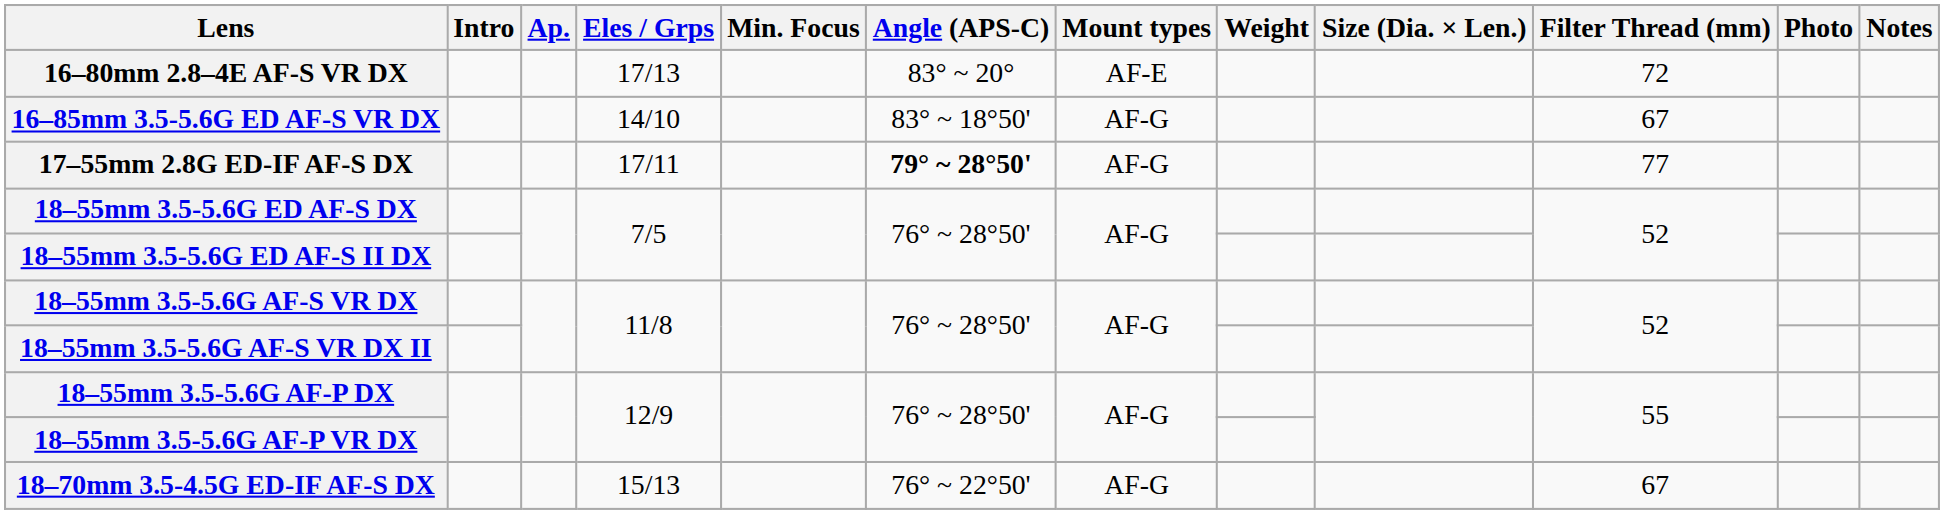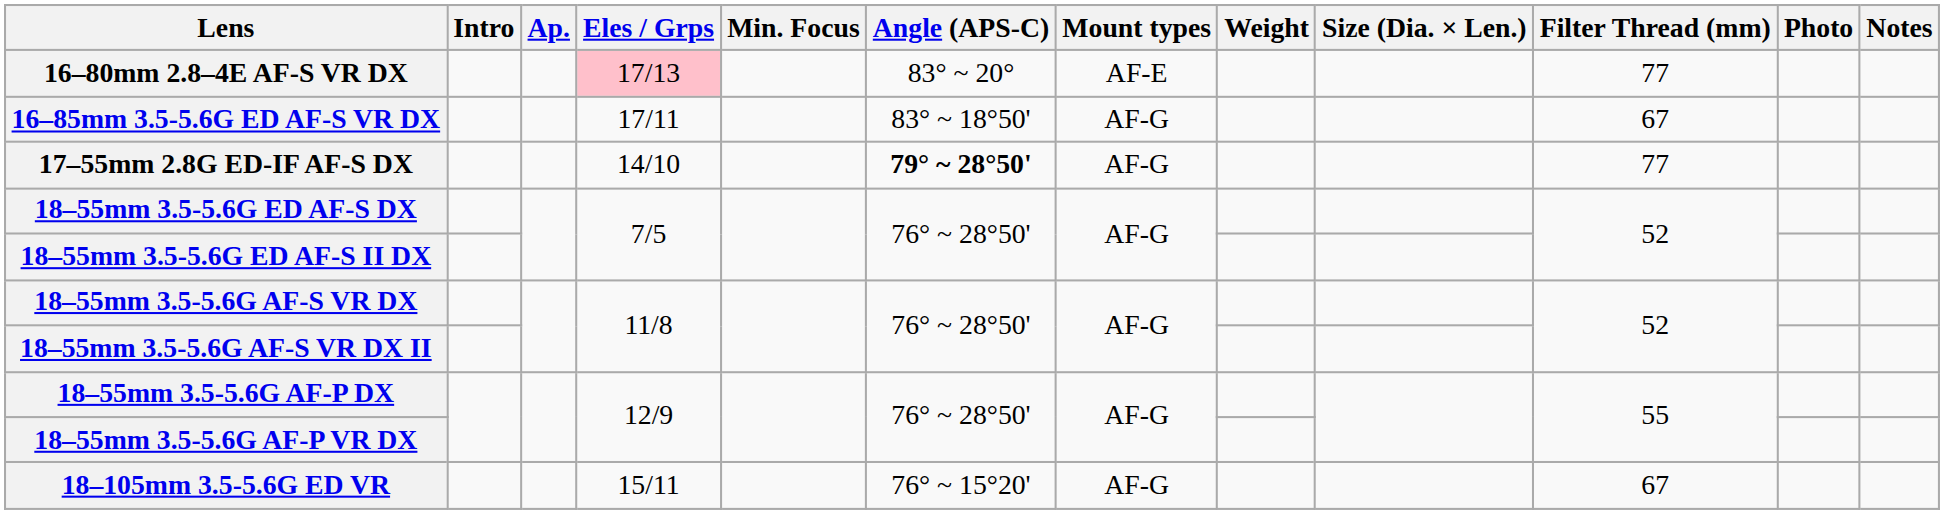(649, 72) no background -> (649, 72) pink background
(1655, 72) 72 -> (1655, 72) 77
(649, 118) 14/10 -> (649, 118) 17/11
(649, 164) 17/11 -> (649, 164) 14/10
- row: (226, 484)
+ row: (226, 484)
